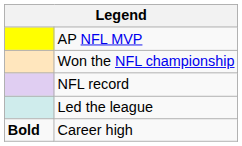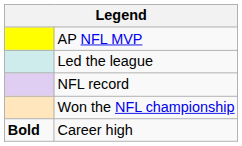rows swapped: (146, 61) <-> (105, 107)
